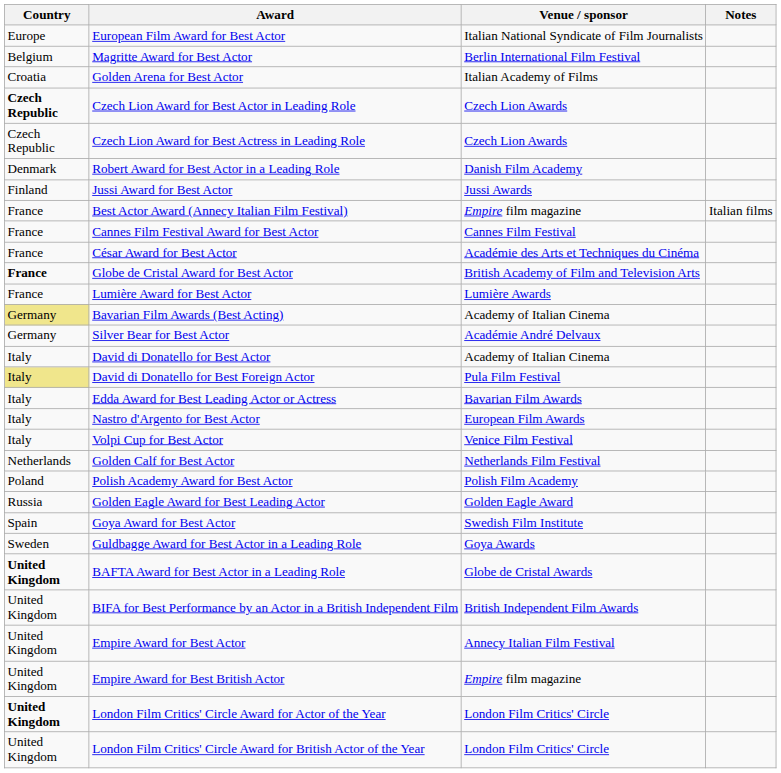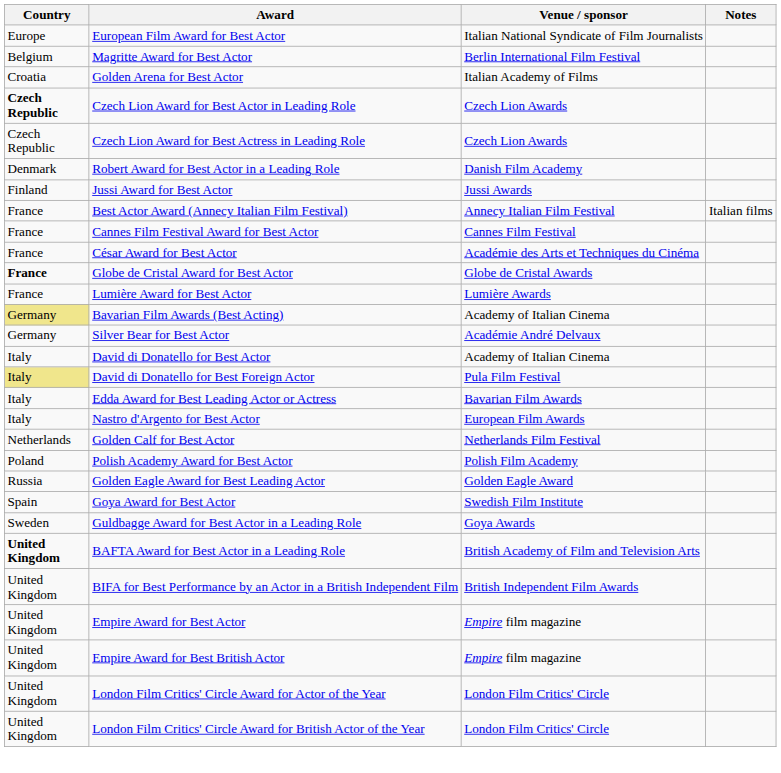(523, 210) Empire film magazine -> (539, 210) Annecy Italian Film Festival
(582, 273) British Academy of Film and Television Arts -> (528, 273) Globe de Cristal Awards
- row: (158, 439)
(528, 571) Globe de Cristal Awards -> (582, 551) British Academy of Film and Television Arts
(539, 643) Annecy Italian Film Festival -> (523, 622) Empire film magazine
(34, 714) bold -> (32, 693) normal
